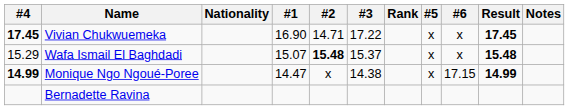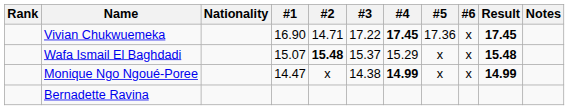columns swapped: (403, 14) <-> (23, 14)
(431, 34) x -> (440, 34) 17.36
(460, 74) 17.15 -> (469, 74) x
